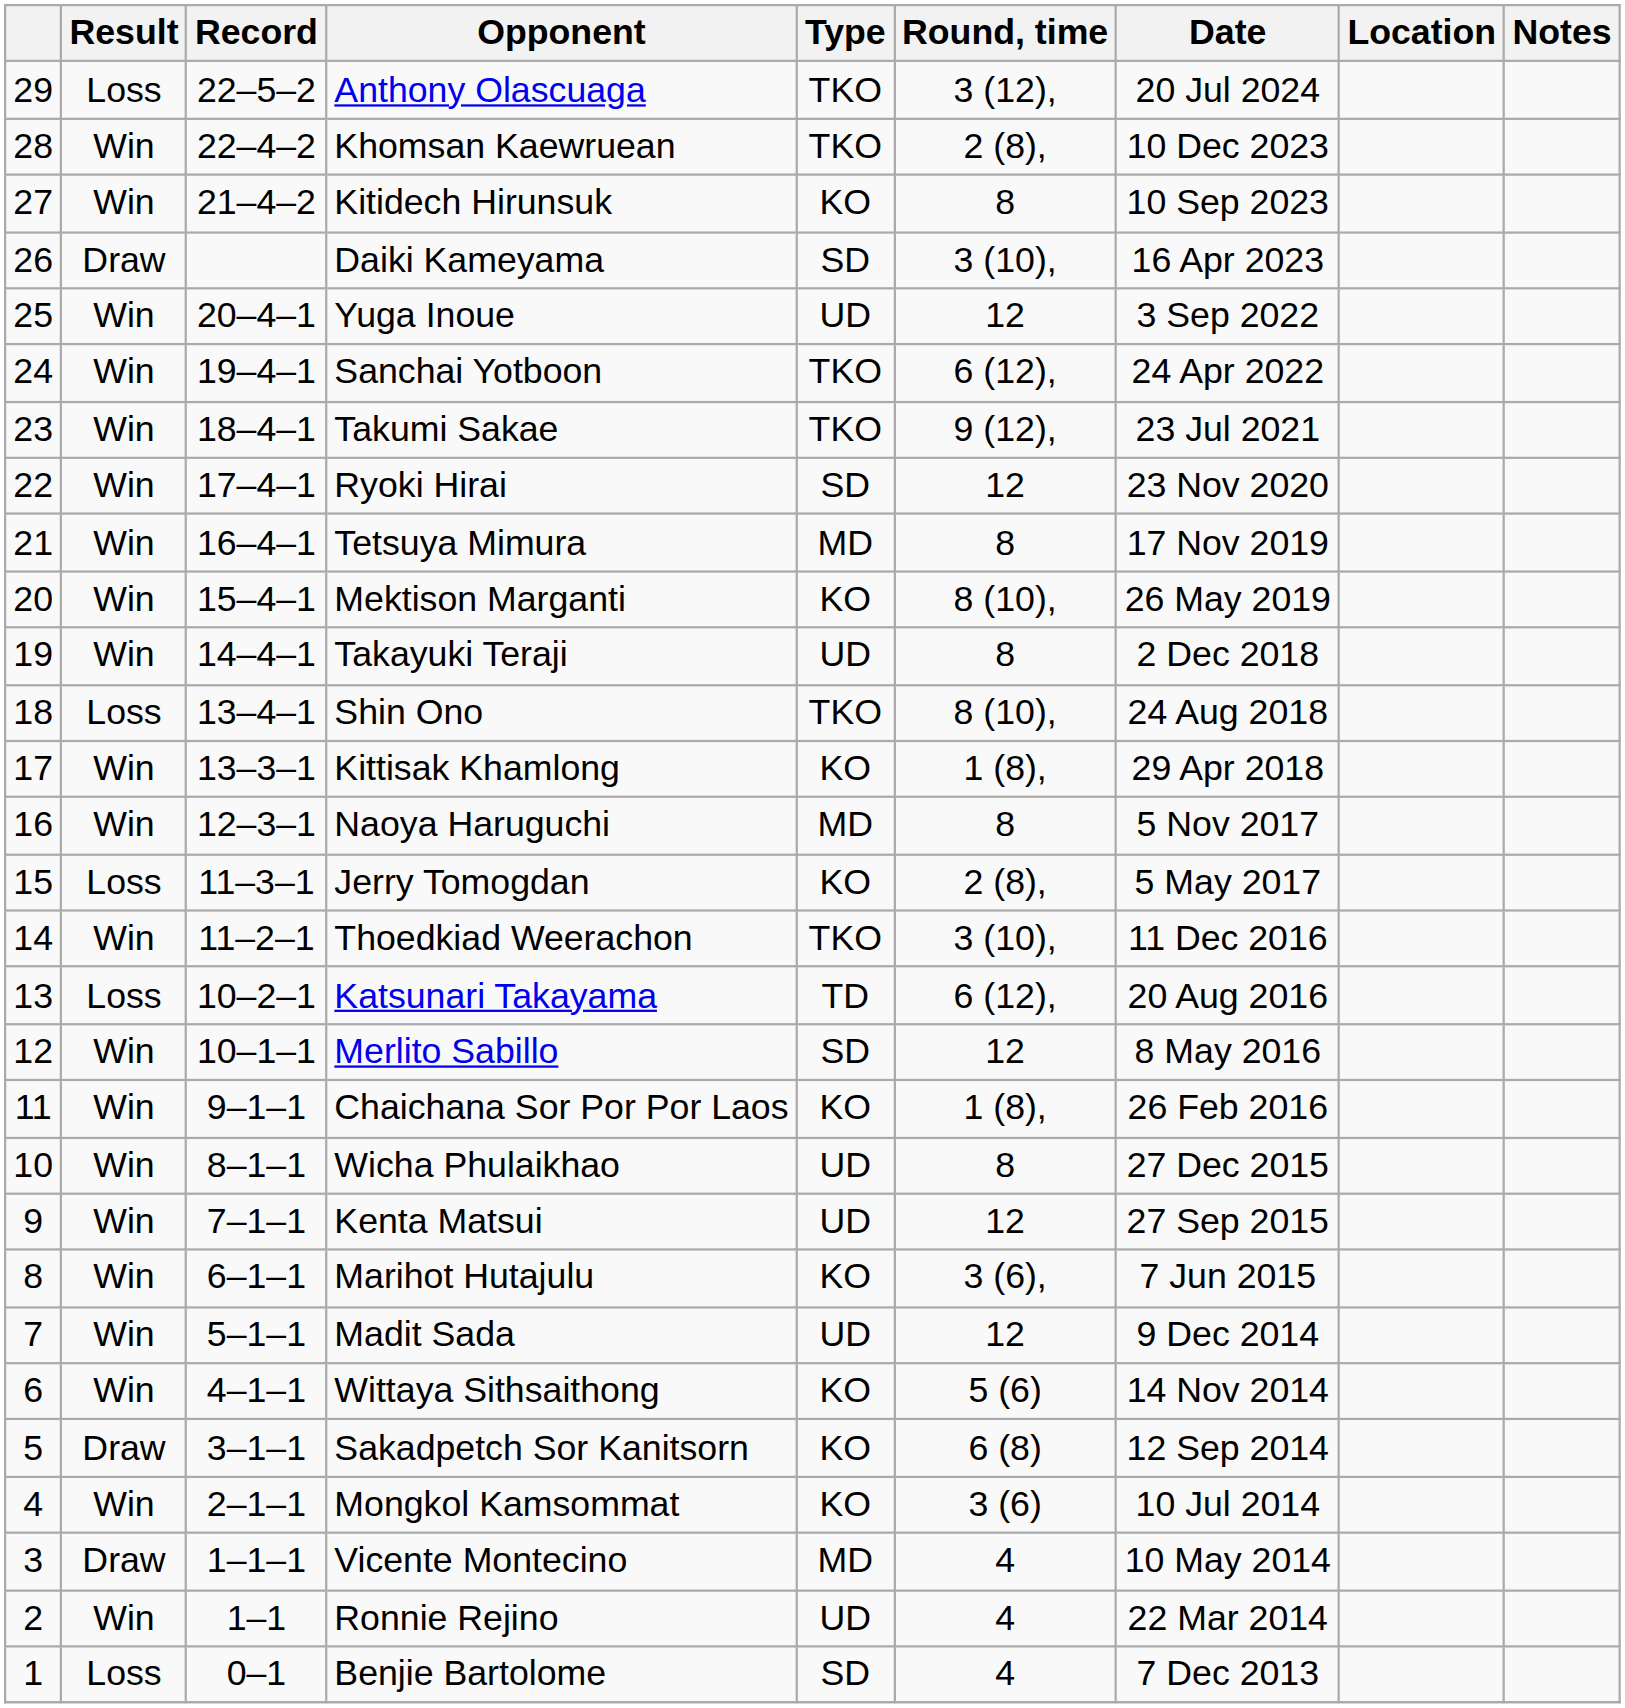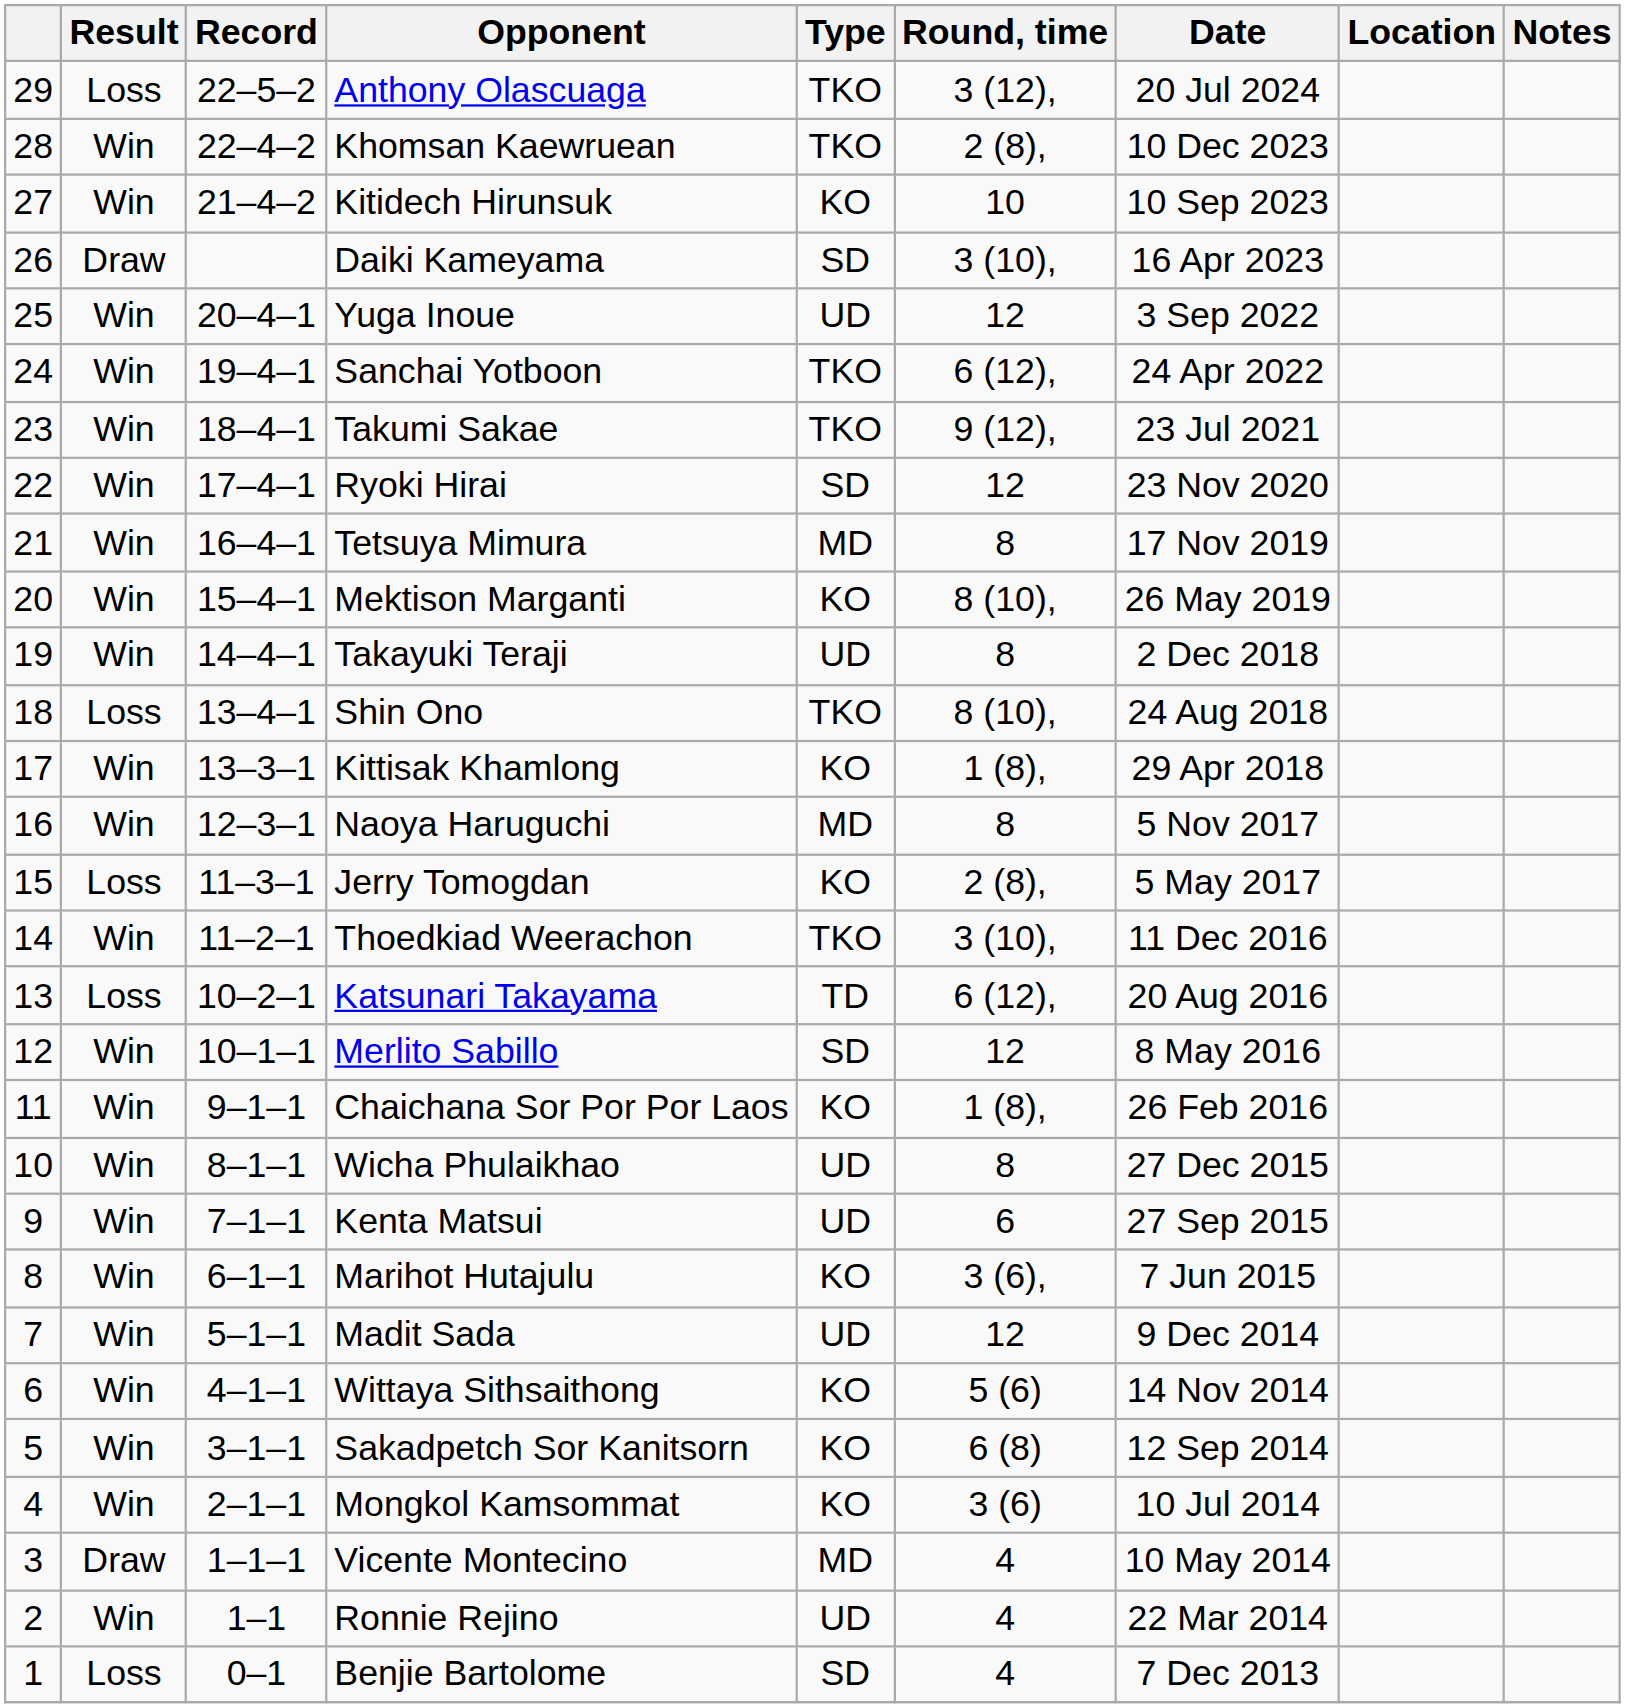(1005, 202) 8 -> (1005, 202) 10
(1005, 1221) 12 -> (1005, 1221) 6
(124, 1447) Draw -> (124, 1447) Win
